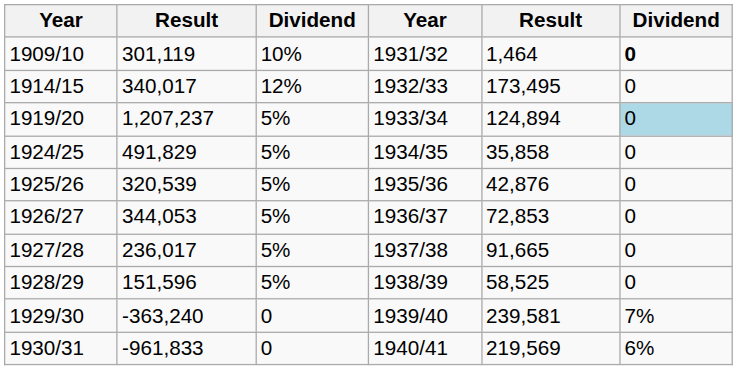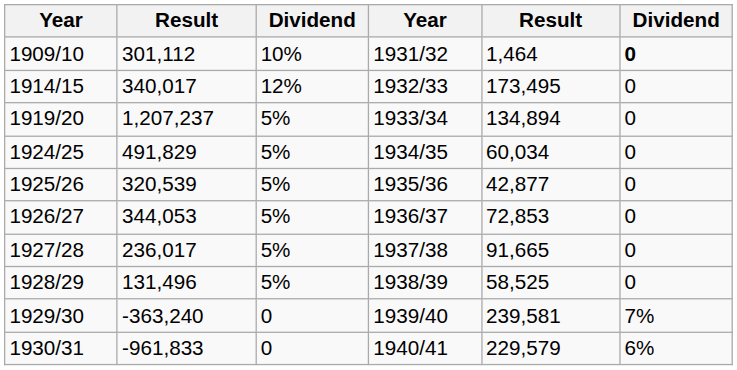(159, 53) 301,119 -> (159, 53) 301,112
(523, 119) 124,894 -> (523, 119) 134,894
(630, 119) lightblue background -> (630, 119) no background
(518, 151) 35,858 -> (518, 151) 60,034
(518, 184) 42,876 -> (518, 184) 42,877
(159, 282) 151,596 -> (159, 282) 131,496
(523, 348) 219,569 -> (523, 348) 229,579
